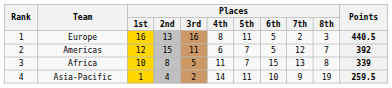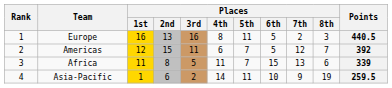(141, 63) 10 -> (141, 63) 11
(326, 63) 8 -> (326, 63) 6
(167, 77) 4 -> (167, 77) 6
